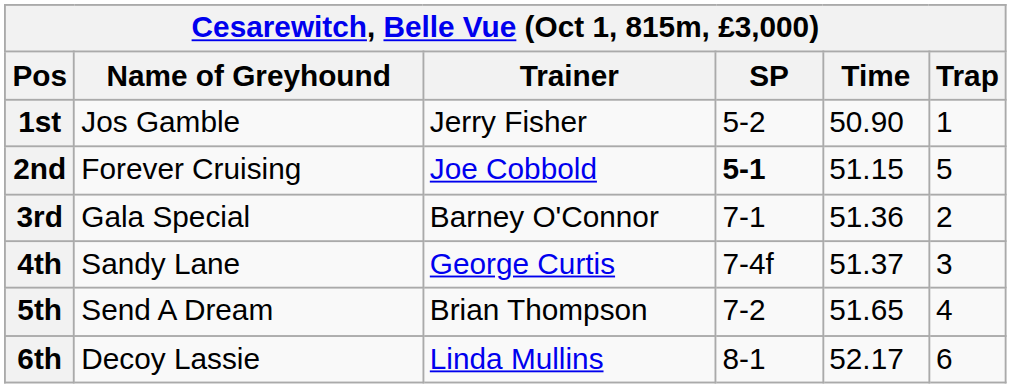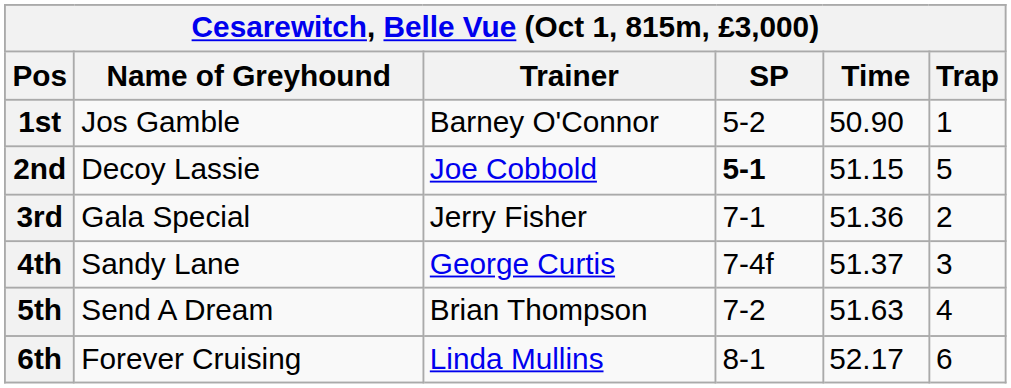(508, 122) Jerry Fisher -> (544, 122) Barney O'Connor
(191, 169) Forever Cruising -> (171, 169) Decoy Lassie
(544, 216) Barney O'Connor -> (508, 216) Jerry Fisher
(867, 311) 51.65 -> (867, 311) 51.63
(171, 358) Decoy Lassie -> (191, 358) Forever Cruising
